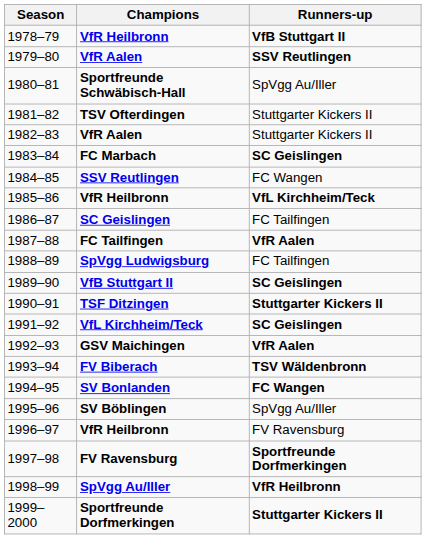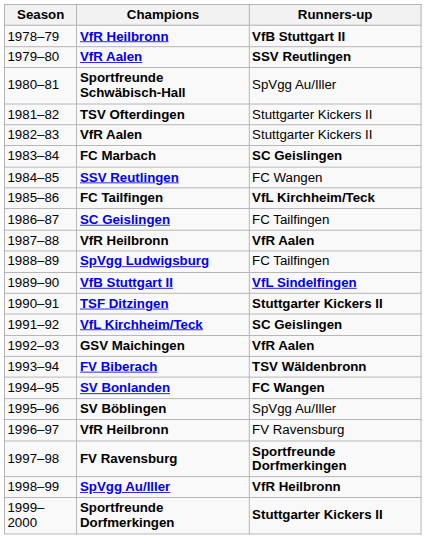(124, 198) VfR Heilbronn -> (122, 198) FC Tailfingen
(122, 240) FC Tailfingen -> (124, 240) VfR Heilbronn
(297, 282) SC Geislingen -> (304, 282) VfL Sindelfingen
